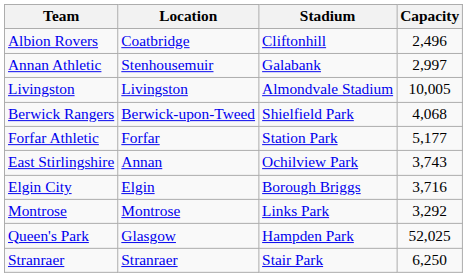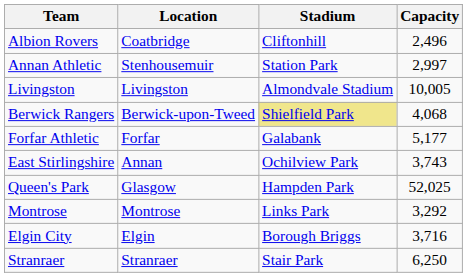(292, 65) Galabank -> (300, 65) Station Park
(308, 114) no background -> (308, 114) khaki background
(300, 138) Station Park -> (292, 138) Galabank
rows swapped: (40, 187) <-> (48, 235)
